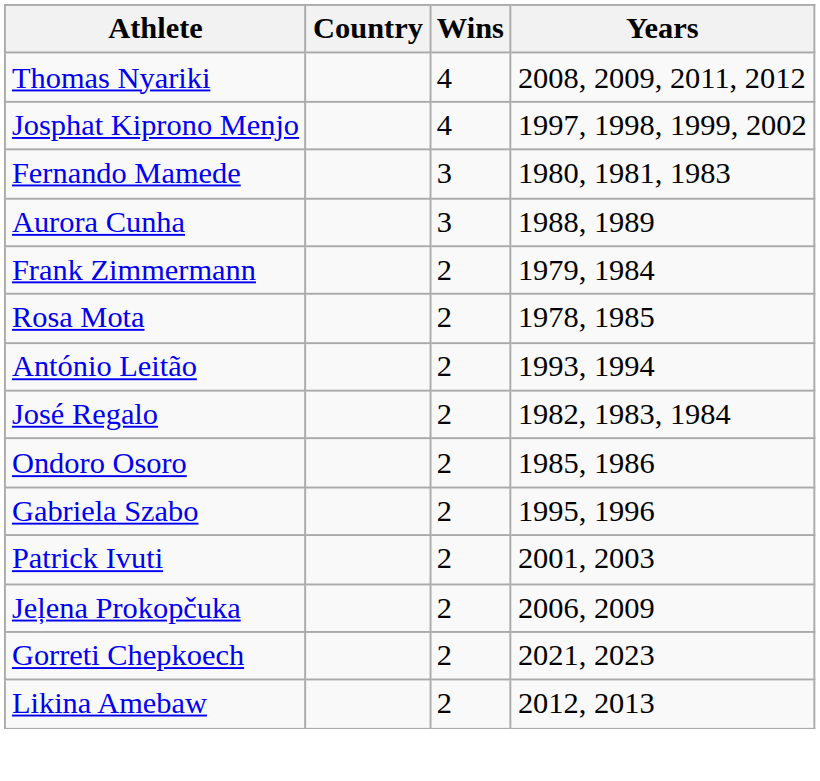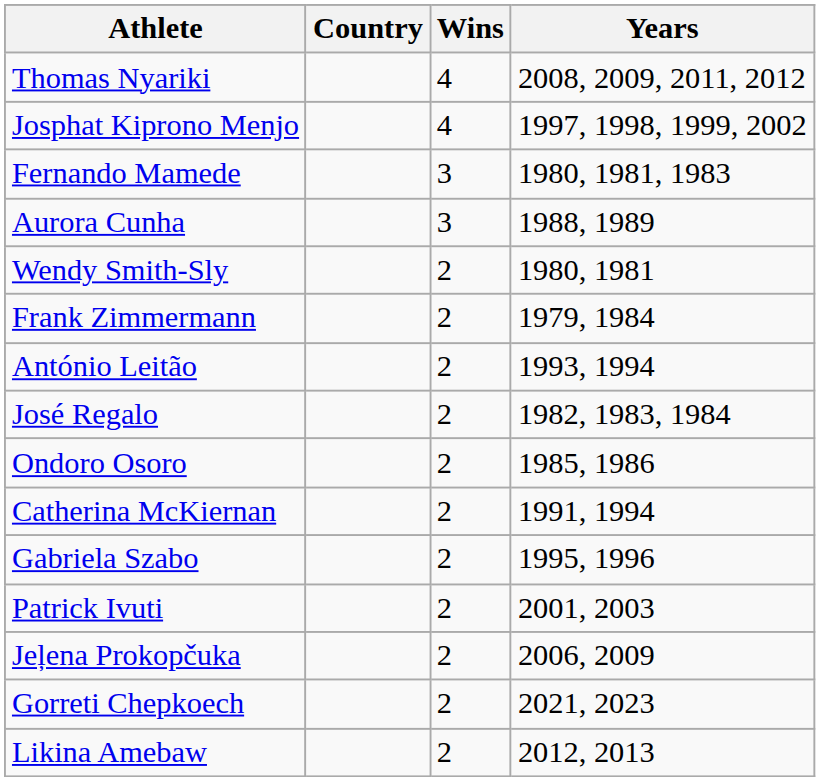+ row: (120, 269)
- row: (78, 317)
+ row: (144, 510)
